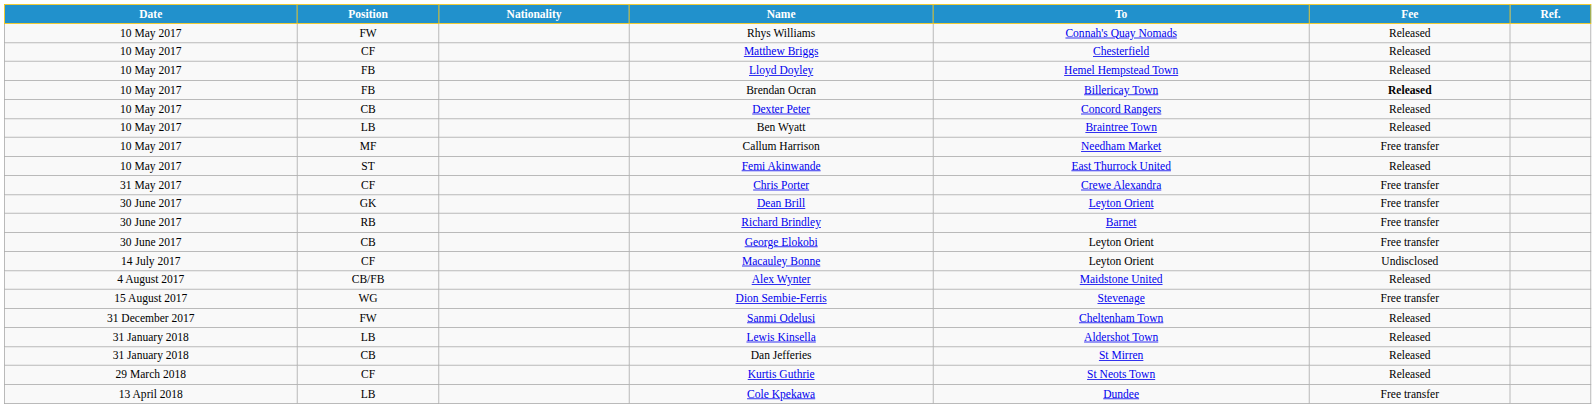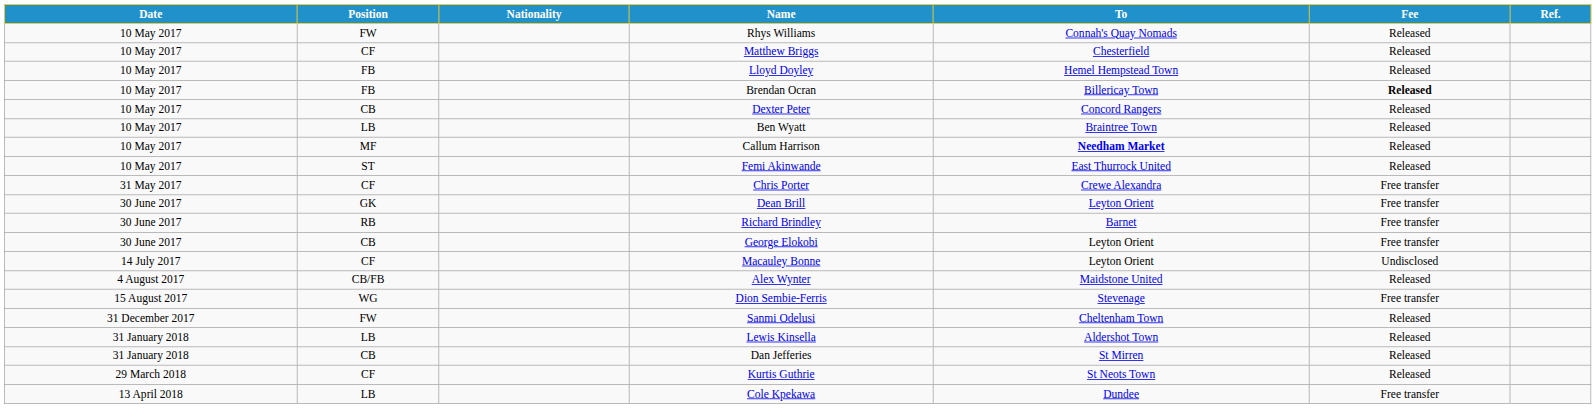(1121, 147) normal -> (1121, 147) bold
(1410, 147) Free transfer -> (1410, 147) Released
